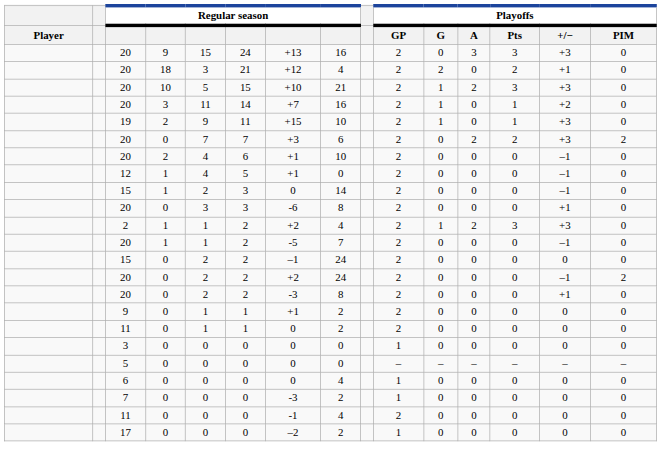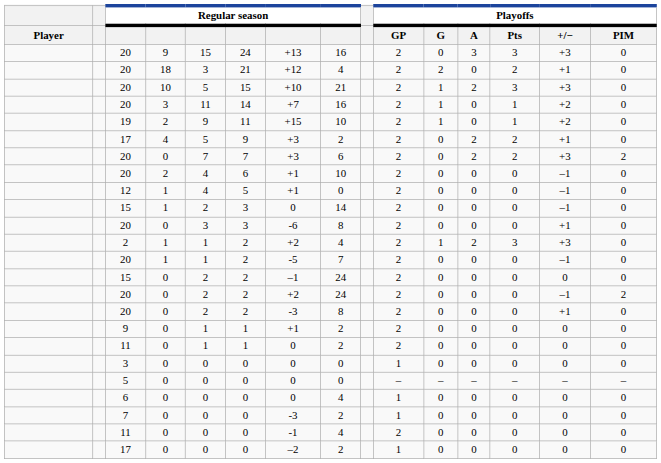(565, 122) +3 -> (565, 122) +2
+ row: (125, 139)
